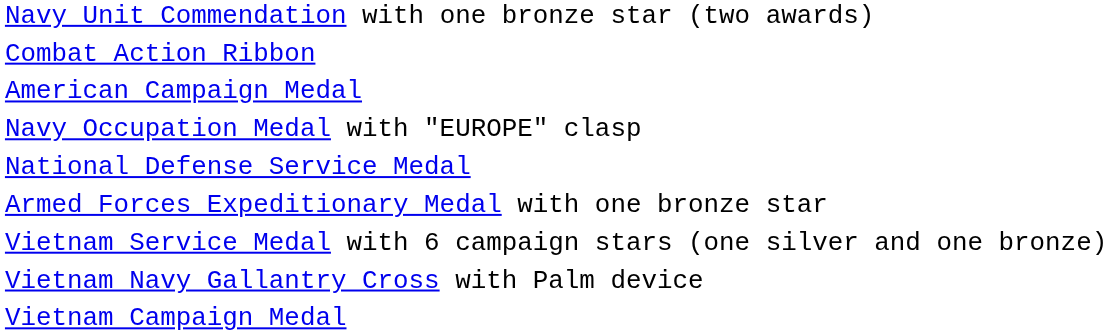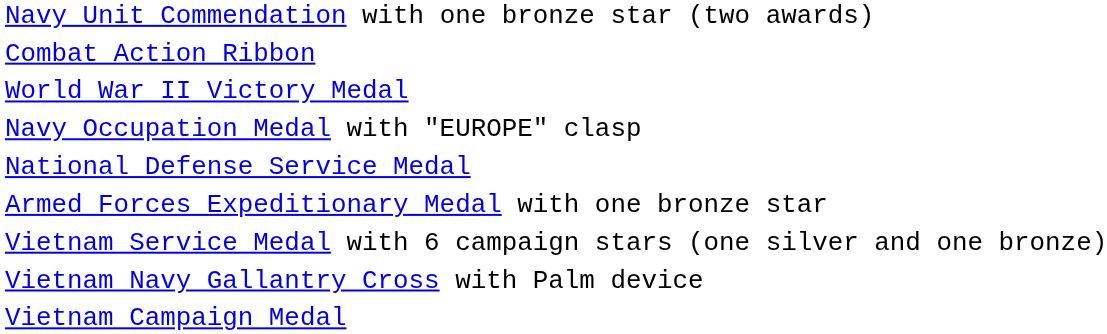- row: (183, 92)
+ row: (207, 92)
